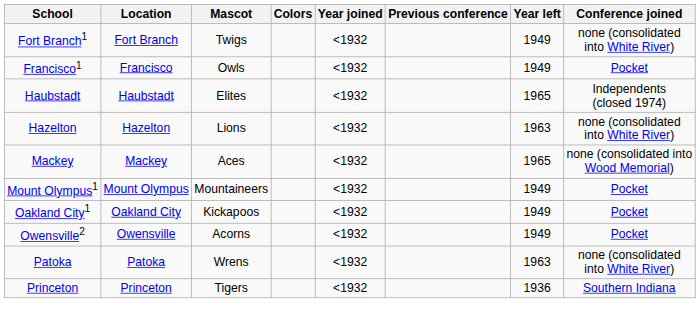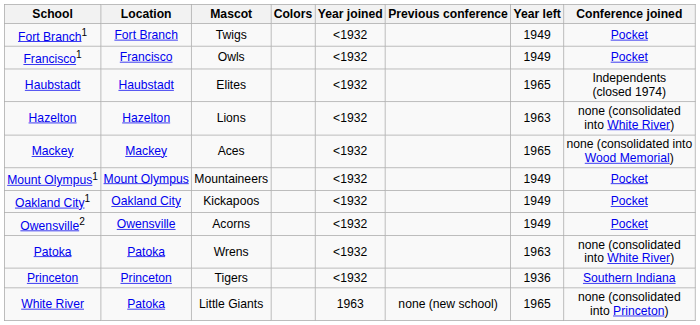(629, 40) none (consolidated into White River) -> (629, 35) Pocket
+ row: (53, 304)
